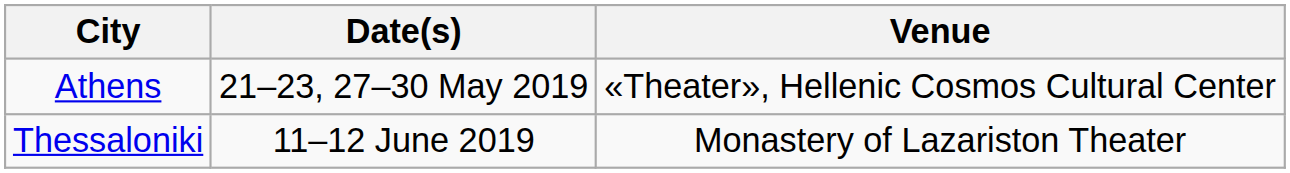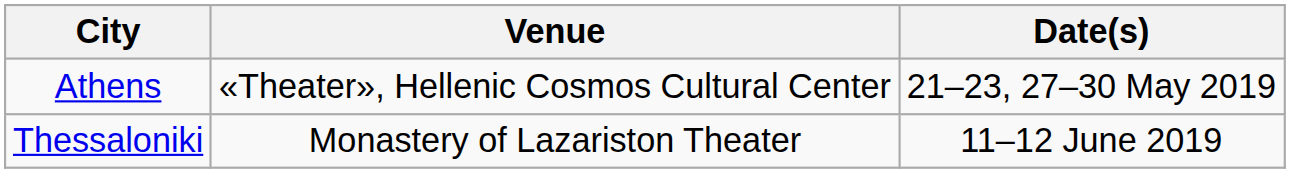columns swapped: (404, 31) <-> (940, 31)
